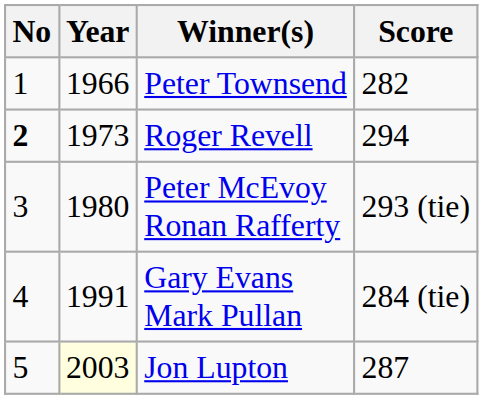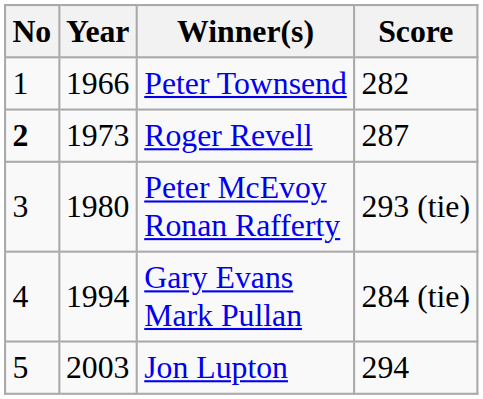(385, 135) 294 -> (385, 135) 287
(98, 296) 1991 -> (98, 296) 1994
(98, 368) lightyellow background -> (98, 368) no background
(385, 368) 287 -> (385, 368) 294
